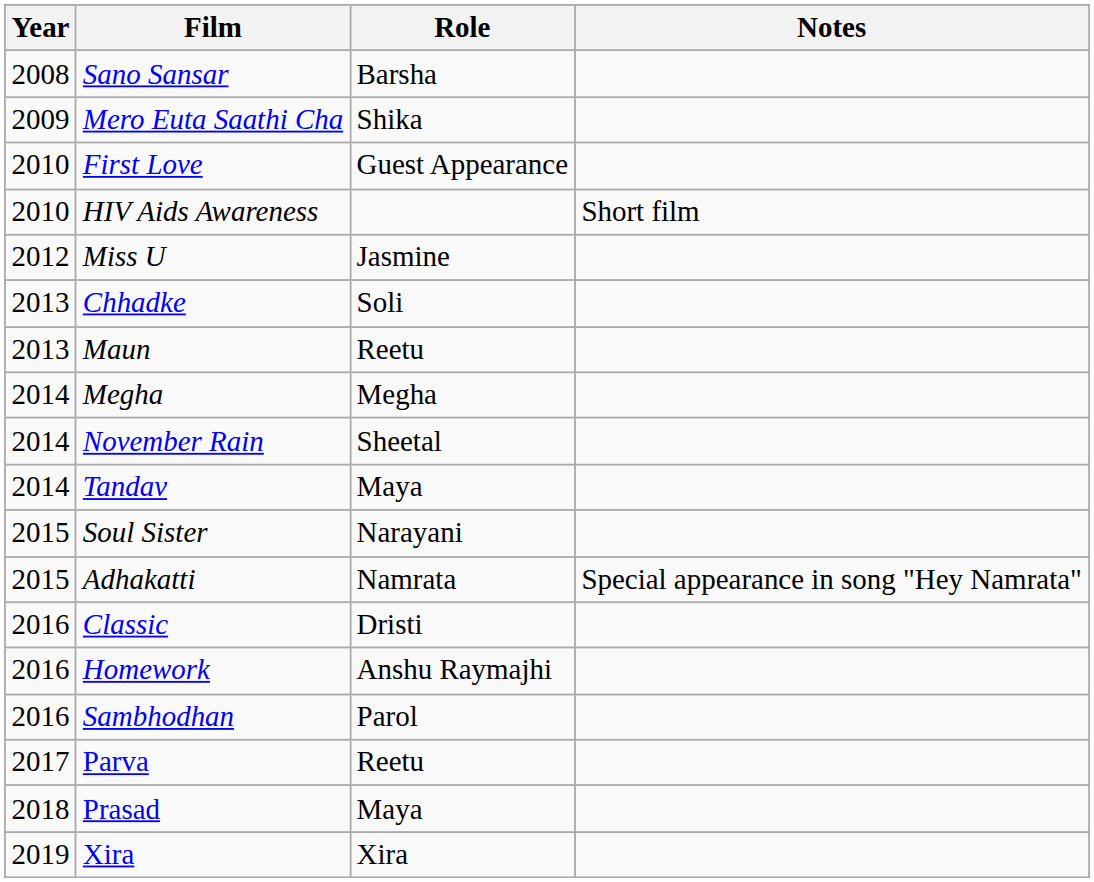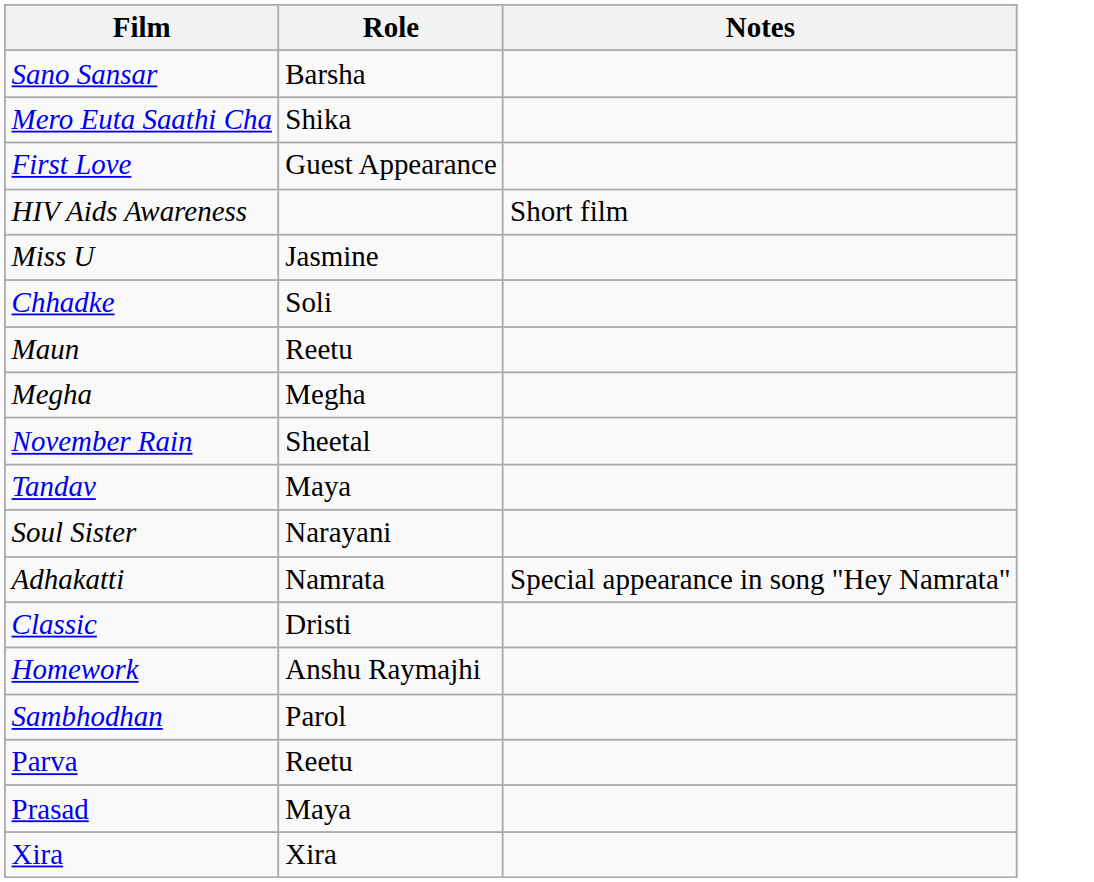- column: (41, 27)
